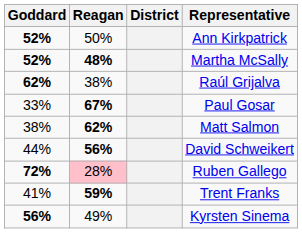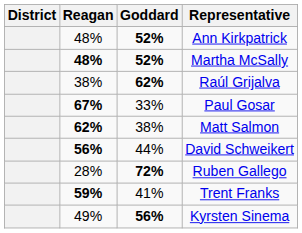columns swapped: (154, 15) <-> (37, 15)
(98, 37) 50% -> (88, 37) 48%
(98, 171) pink background -> (88, 171) no background
